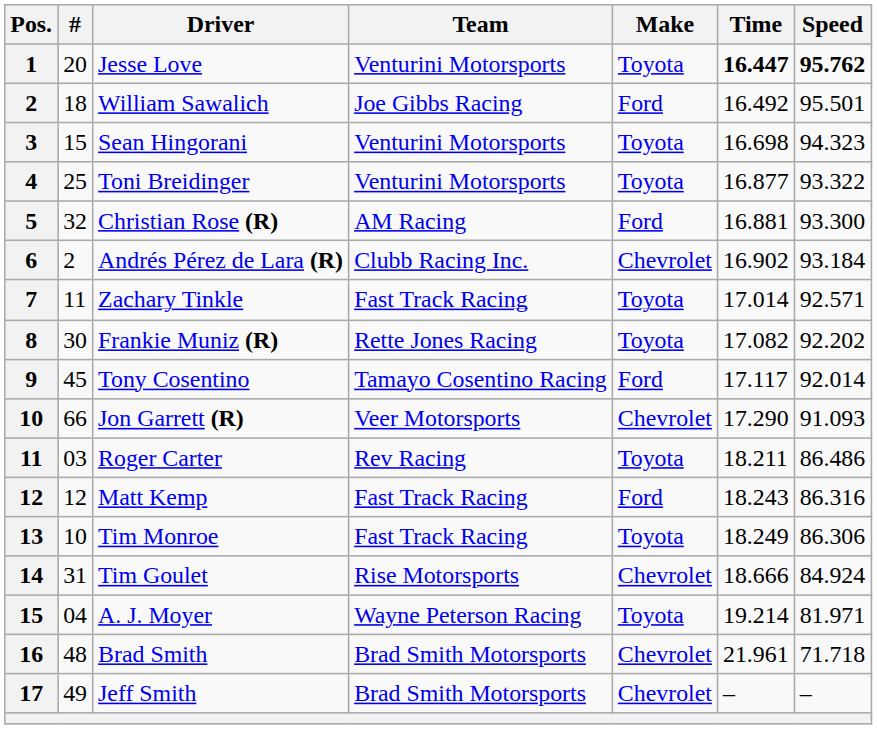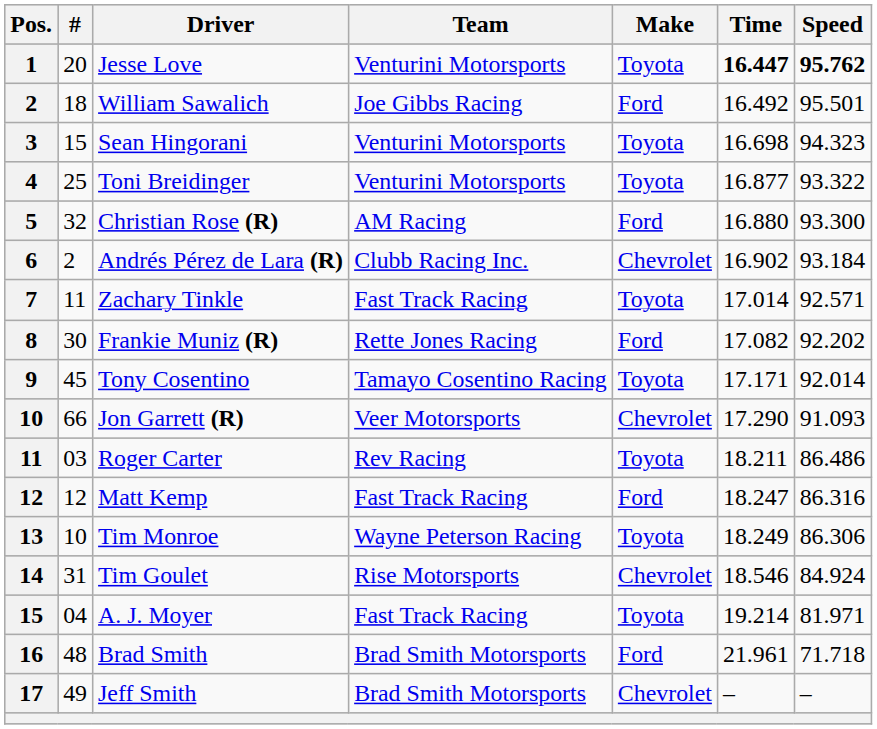(756, 221) 16.881 -> (756, 221) 16.880
(651, 339) Toyota -> (640, 339) Ford
(640, 378) Ford -> (651, 378) Toyota
(755, 378) 17.117 -> (756, 378) 17.171
(756, 496) 18.243 -> (756, 496) 18.247
(441, 535) Fast Track Racing -> (468, 535) Wayne Peterson Racing
(756, 575) 18.666 -> (756, 575) 18.546
(468, 614) Wayne Peterson Racing -> (441, 614) Fast Track Racing
(665, 653) Chevrolet -> (640, 653) Ford
